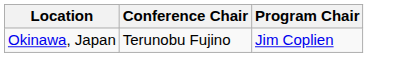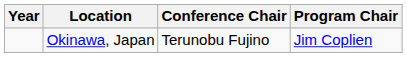+ column: (24, 16)
